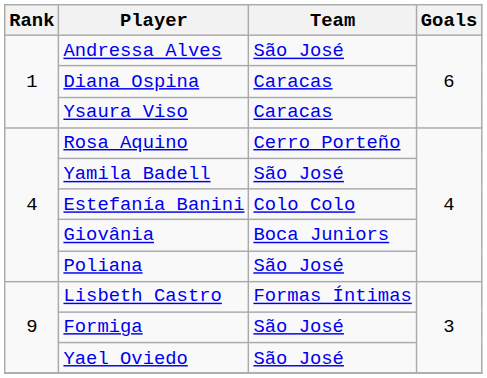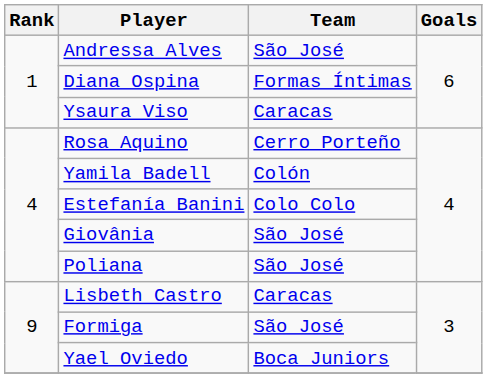(293, 82) Caracas -> (333, 82) Formas Íntimas
(299, 174) São José -> (282, 174) Colón
(321, 235) Boca Juniors -> (299, 235) São José
(333, 297) Formas Íntimas -> (293, 297) Caracas
(299, 358) São José -> (321, 358) Boca Juniors
